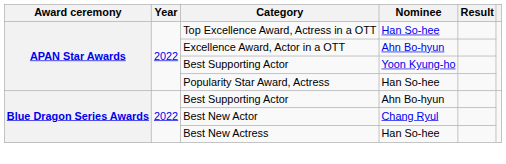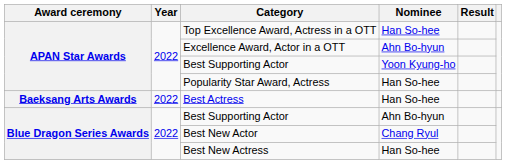+ row: (213, 99)
